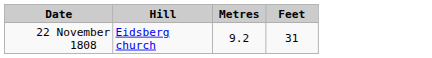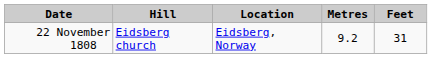+ column: (267, 14)
